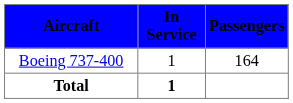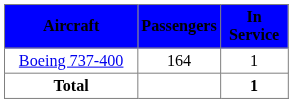columns swapped: (172, 26) <-> (247, 26)
